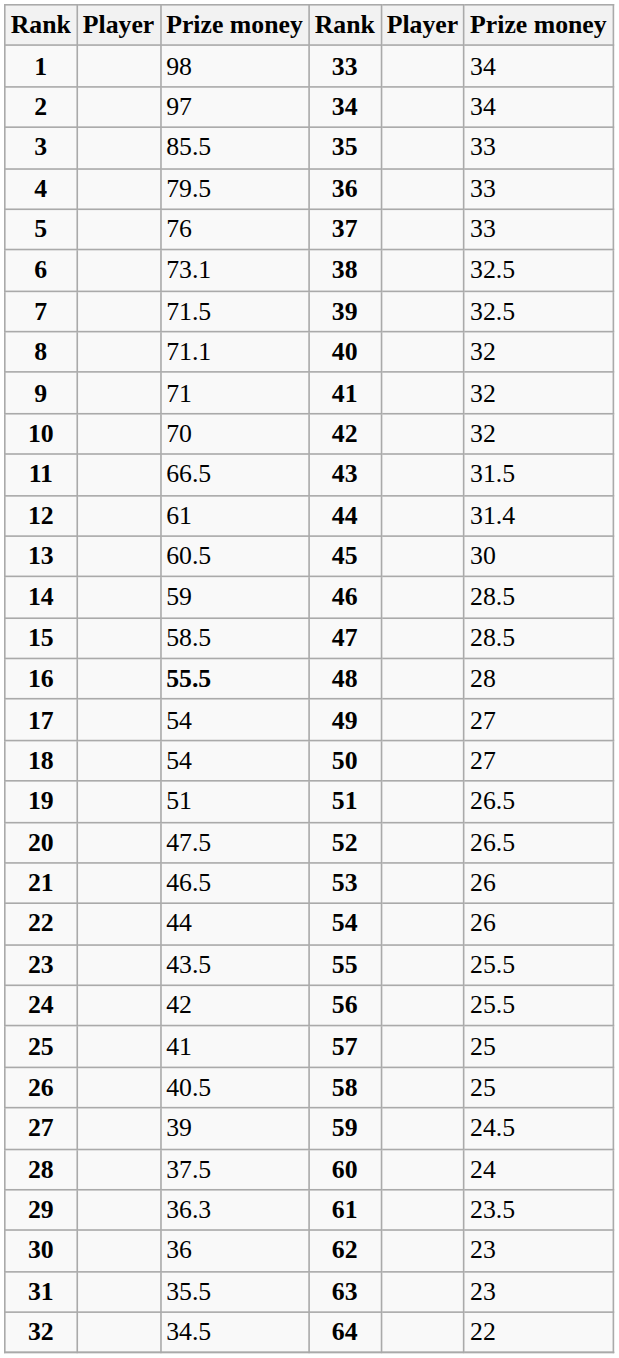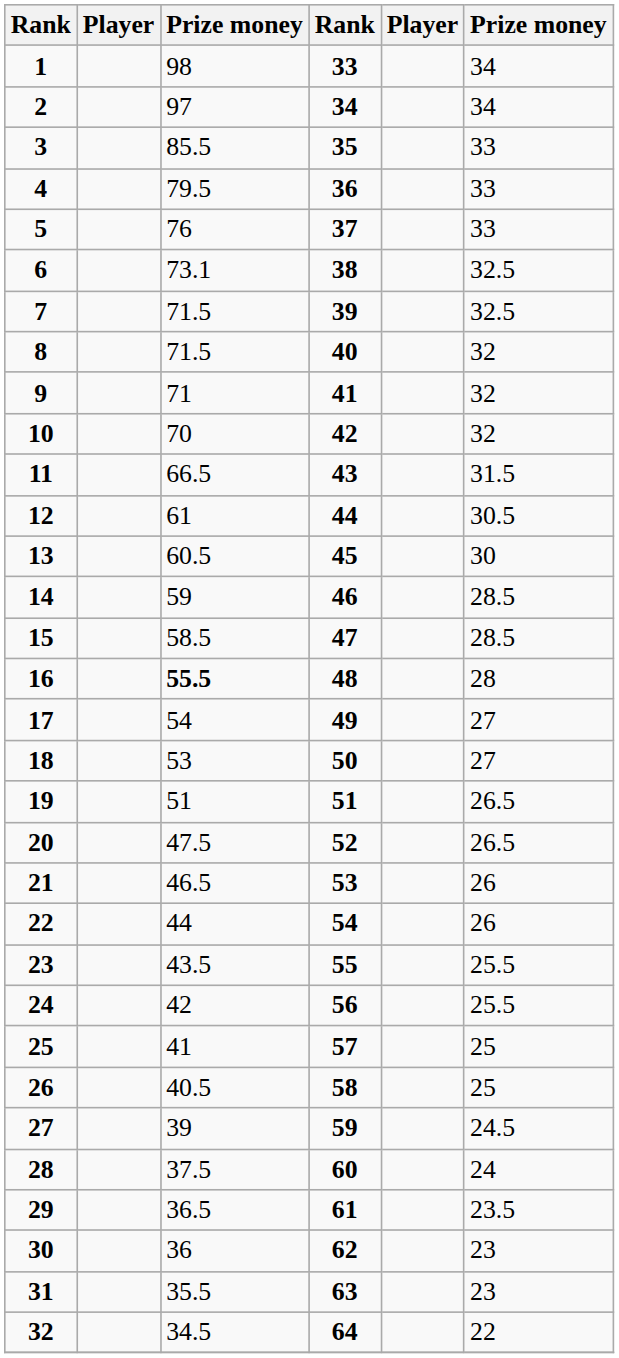(189, 351) 71.1 -> (189, 351) 71.5
(493, 515) 31.4 -> (493, 515) 30.5
(179, 760) 54 -> (179, 760) 53
(189, 1209) 36.3 -> (189, 1209) 36.5
